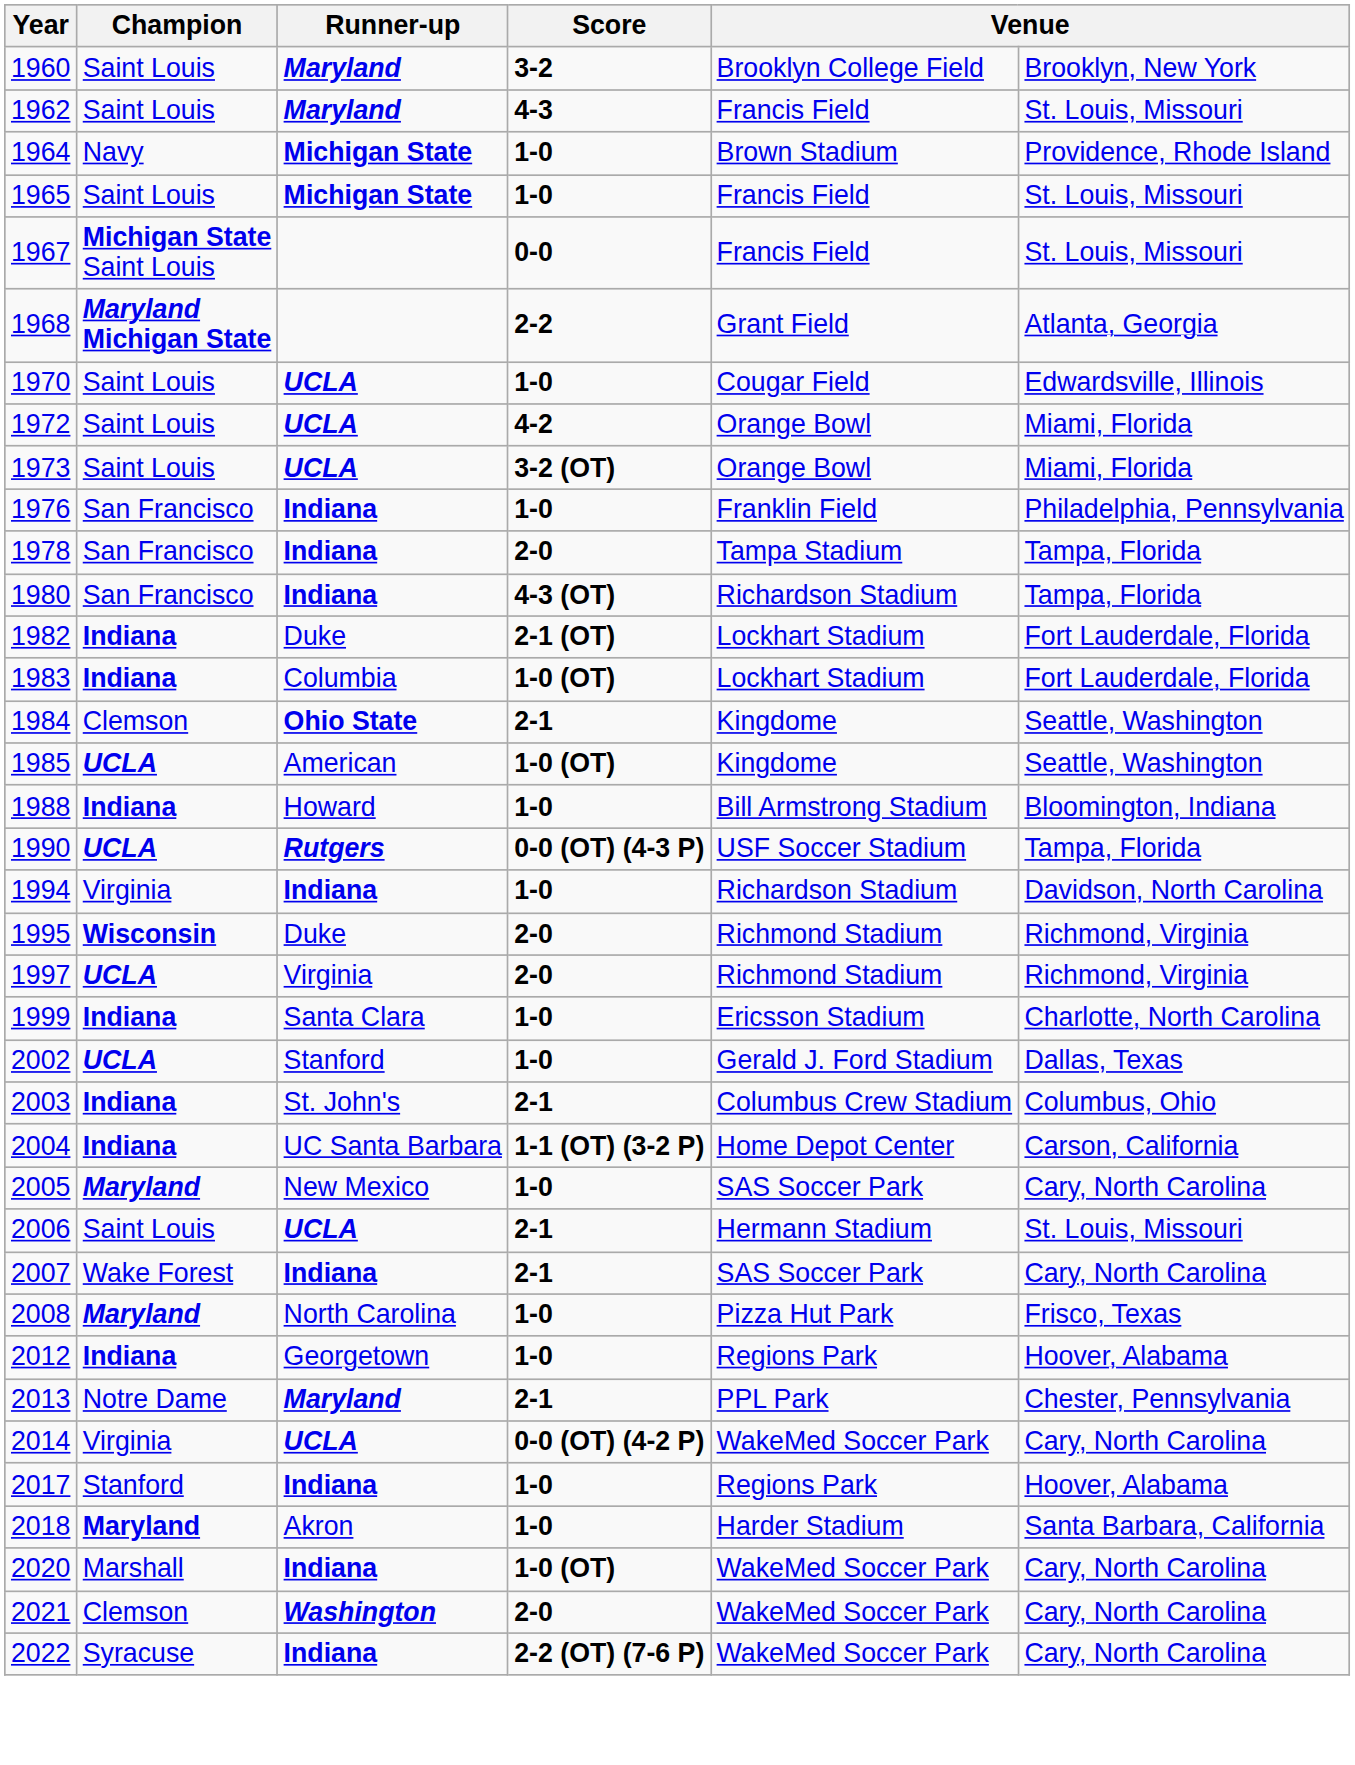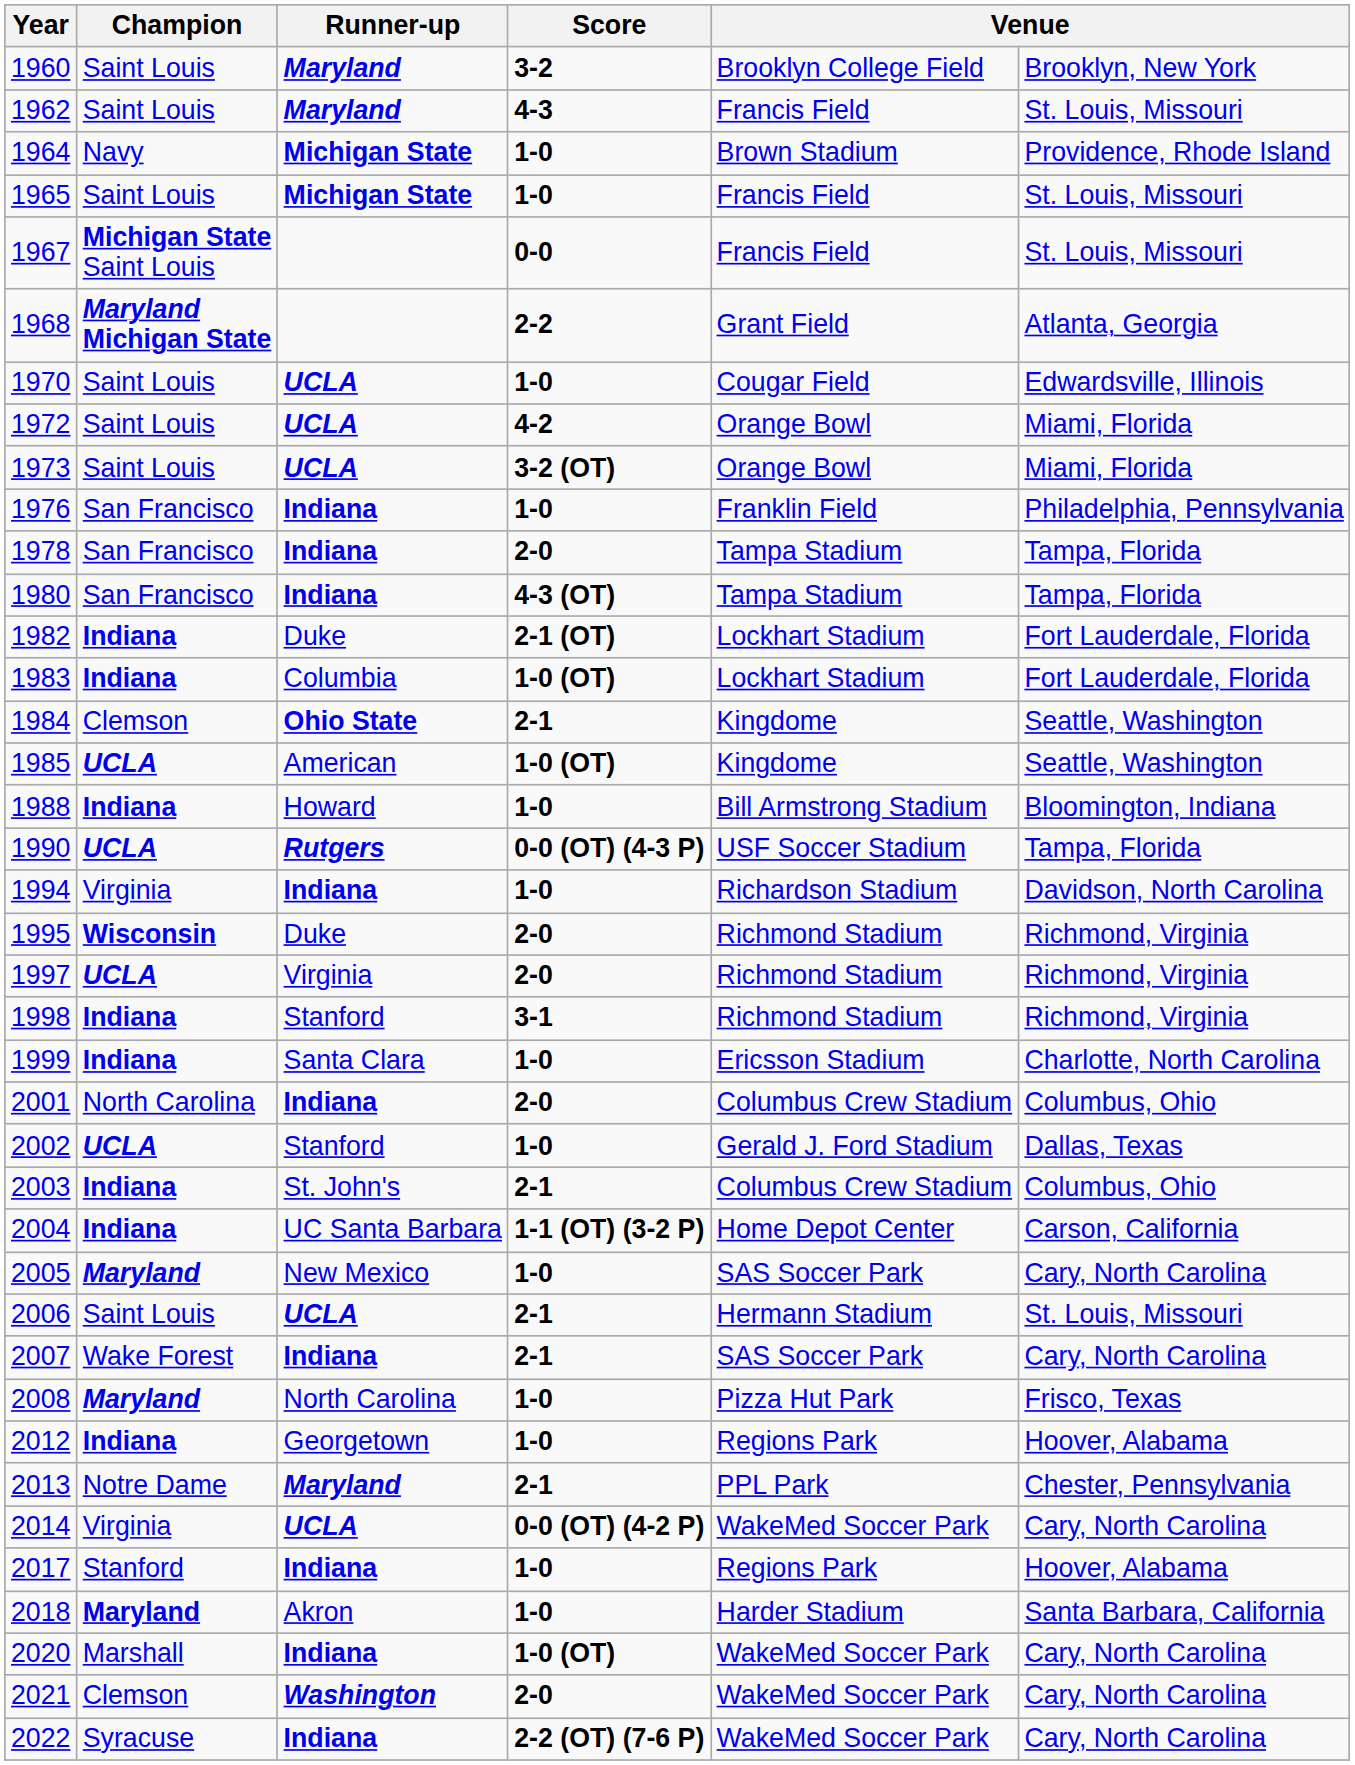(837, 594) Richardson Stadium -> (809, 594) Tampa Stadium
+ row: (41, 1018)
+ row: (41, 1102)
